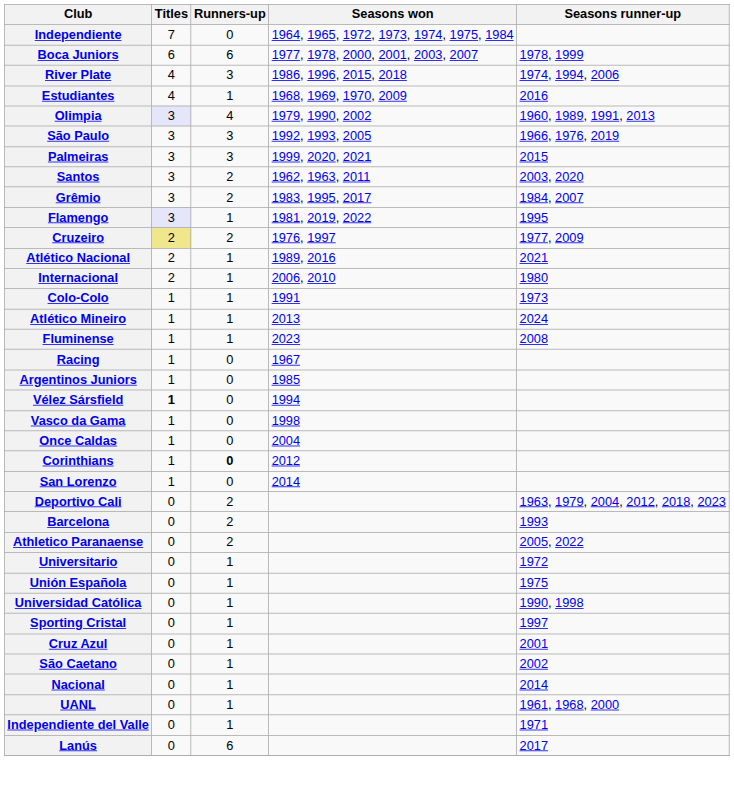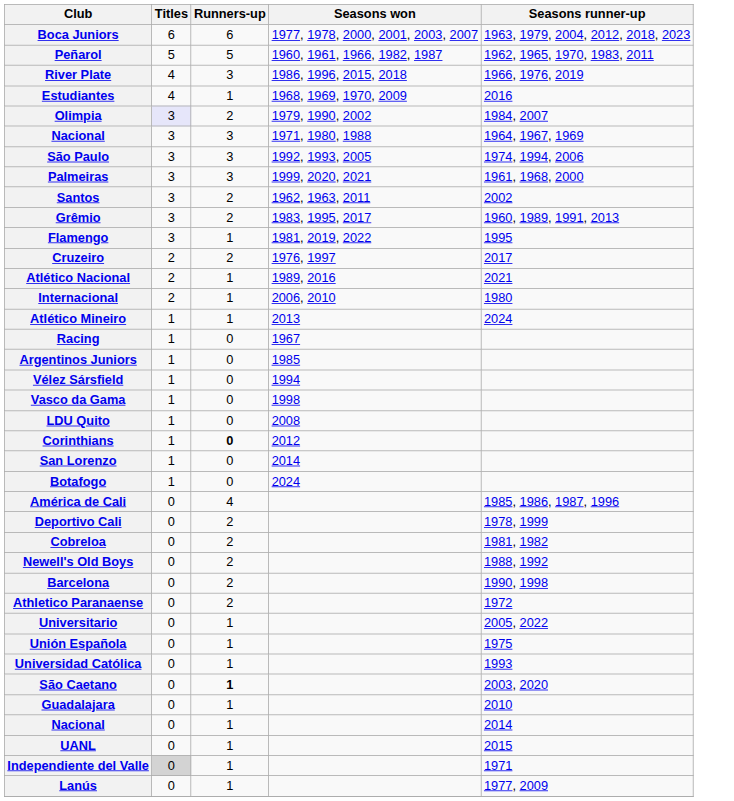- row: (78, 34)
(552, 55) 1978, 1999 -> (587, 34) 1963, 1979, 2004, 2012, 2018, 2023
+ row: (78, 55)
(569, 75) 1974, 1994, 2006 -> (534, 75) 1966, 1976, 2019
(230, 116) 4 -> (230, 116) 2
(587, 116) 1960, 1989, 1991, 2013 -> (516, 116) 1984, 2007
+ row: (78, 136)
(569, 136) 1966, 1976, 2019 -> (534, 156) 1974, 1994, 2006
(534, 156) 2015 -> (534, 177) 1961, 1968, 2000
(552, 177) 2003, 2020 -> (498, 197) 2002
(552, 197) 1984, 2007 -> (552, 217) 1960, 1989, 1991, 2013
(171, 217) lavender background -> (171, 237) no background
(171, 237) khaki background -> (171, 258) no background
(552, 237) 1977, 2009 -> (498, 258) 2017
- row: (78, 298)
- row: (78, 339)
(171, 400) bold -> (171, 380) normal
- row: (78, 440)
+ row: (78, 420)
+ row: (78, 481)
+ row: (78, 501)
(623, 501) 1963, 1979, 2004, 2012, 2018, 2023 -> (516, 522) 1978, 1999
+ row: (78, 542)
+ row: (78, 562)
(534, 522) 1993 -> (516, 583) 1990, 1998
(552, 542) 2005, 2022 -> (498, 603) 1972
(534, 562) 1972 -> (516, 623) 2005, 2022
(552, 603) 1990, 1998 -> (498, 664) 1993
- row: (78, 623)
- row: (78, 643)
(230, 664) normal -> (230, 684) bold
(534, 664) 2002 -> (516, 684) 2003, 2020
+ row: (78, 704)
(569, 704) 1961, 1968, 2000 -> (498, 745) 2015
(171, 725) no background -> (171, 765) lightgrey background
(230, 745) 6 -> (230, 786) 1
(534, 745) 2017 -> (516, 786) 1977, 2009
